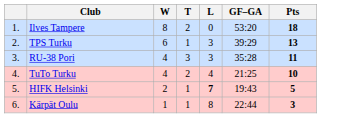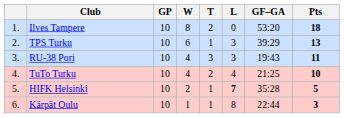+ column: (165, 12)
(246, 58) 35:28 -> (268, 58) 19:43
(246, 89) 19:43 -> (268, 89) 35:28
